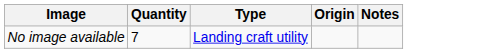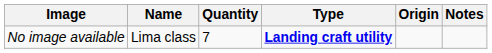+ column: (163, 15)
(250, 37) normal -> (328, 37) bold
